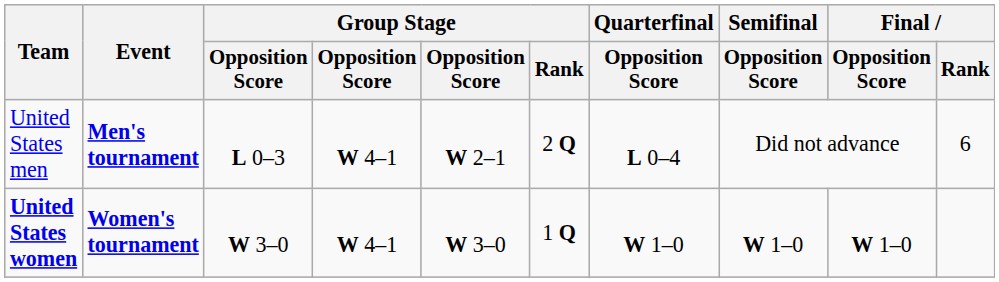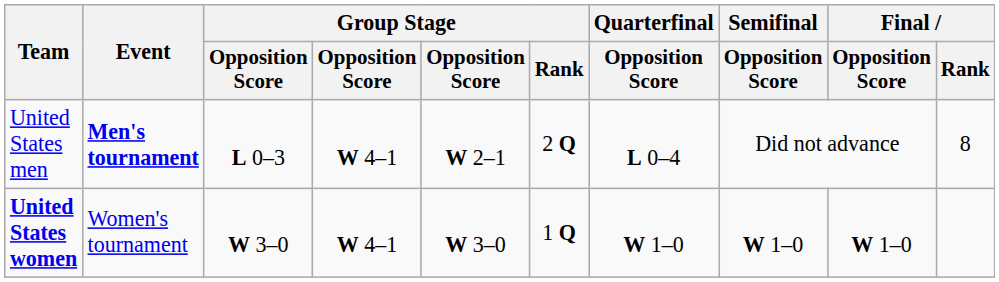(965, 144) 6 -> (965, 144) 8
(143, 232) bold -> (138, 232) normal
